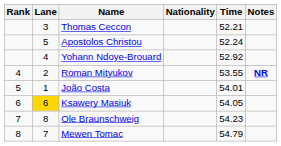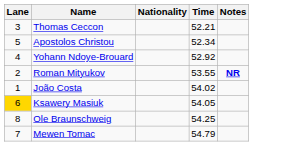- column: (18, 12)
(231, 42) 52.24 -> (203, 42) 52.34
(231, 88) 54.01 -> (203, 88) 54.02
(231, 118) 54.23 -> (203, 118) 54.25
